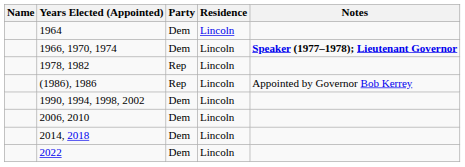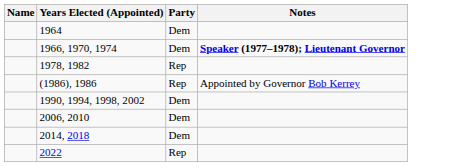- column: (224, 13)
(179, 153) Dem -> (177, 153) Rep
